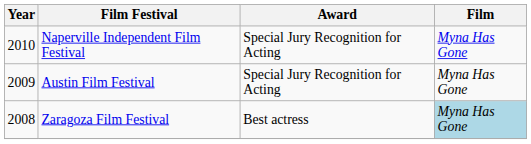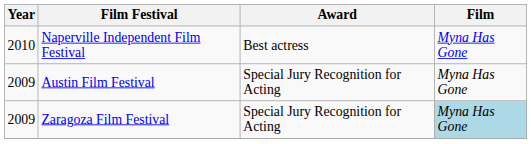(322, 44) Special Jury Recognition for Acting -> (276, 44) Best actress
(21, 119) 2008 -> (21, 119) 2009
(276, 119) Best actress -> (322, 119) Special Jury Recognition for Acting
